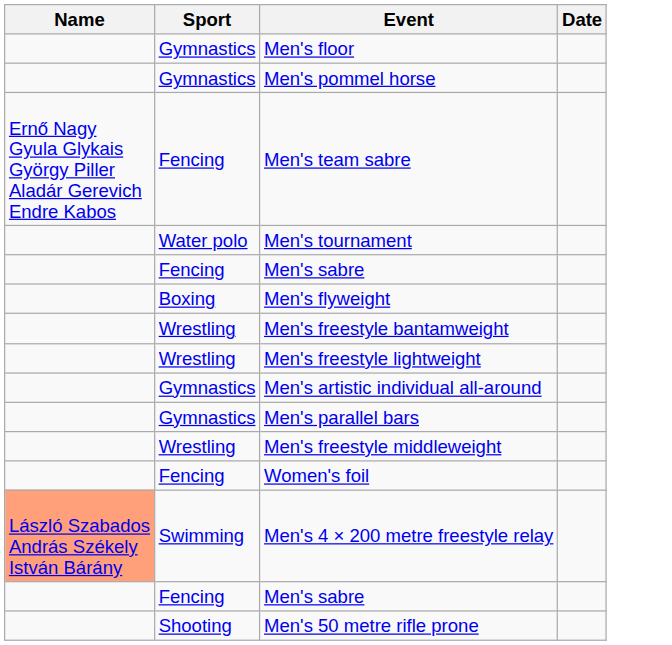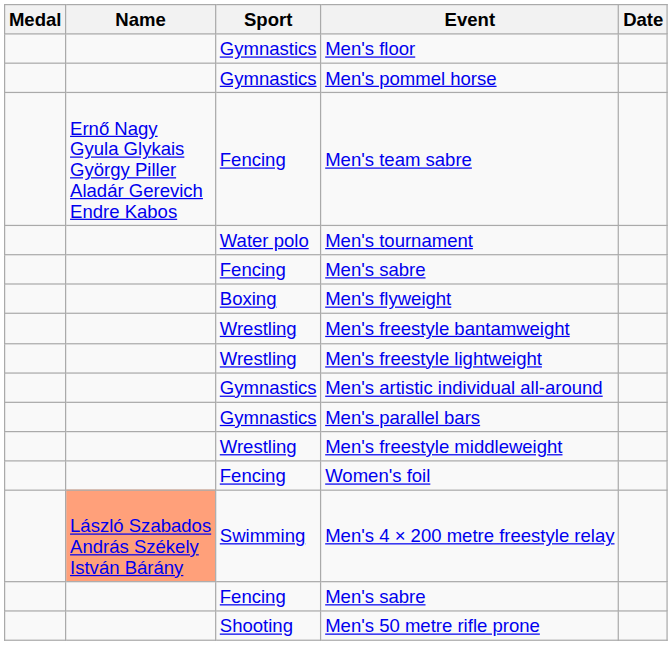+ column: (35, 19)
